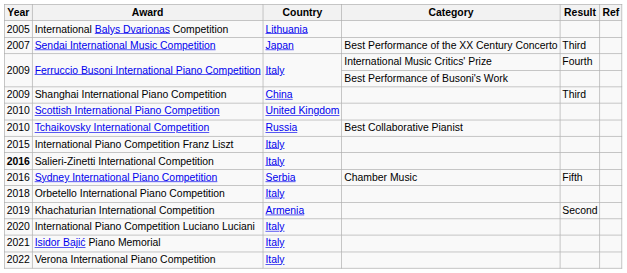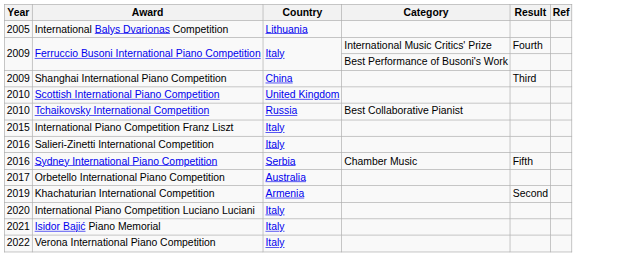- row: (125, 45)
(18, 161) bold -> (18, 144) normal
(18, 194) 2018 -> (18, 177) 2017
(275, 194) Italy -> (286, 177) Australia
